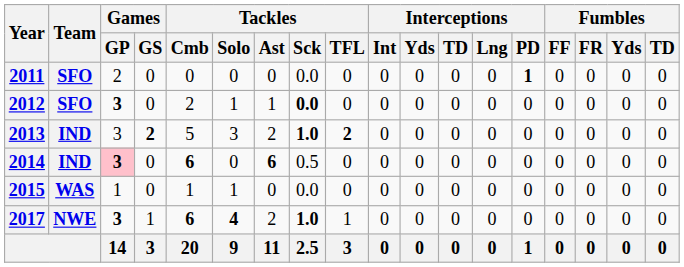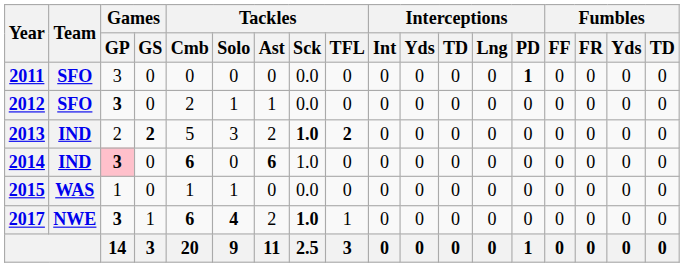(117, 76) 2 -> (117, 76) 3
(307, 104) bold -> (307, 104) normal
(117, 133) 3 -> (117, 133) 2
(307, 162) 0.5 -> (307, 162) 1.0
